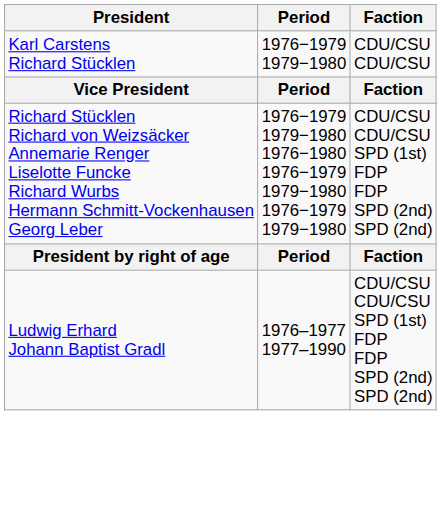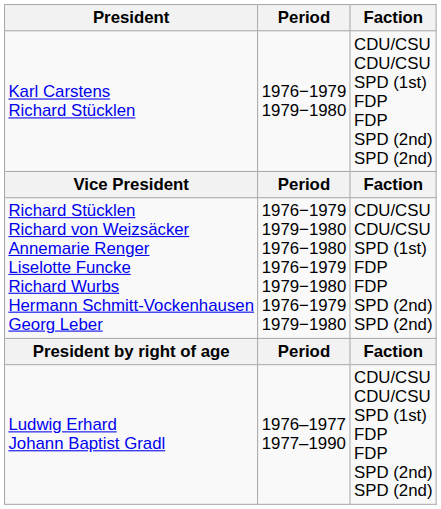(392, 53) CDU/CSU CDU/CSU -> (393, 101) CDU/CSU CDU/CSU SPD (1st) FDP FDP SPD (2nd) SPD (2nd)
